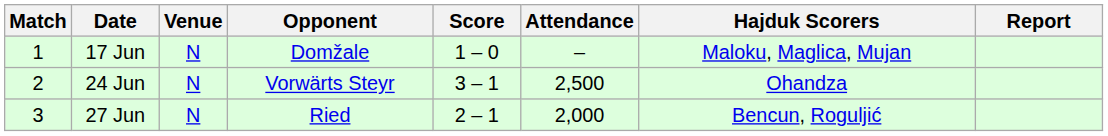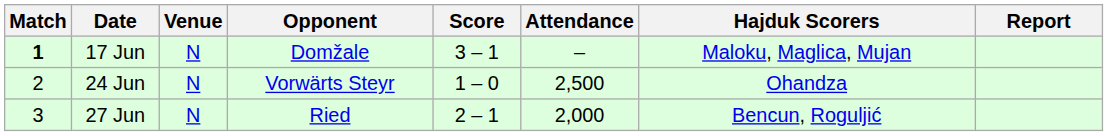(38, 52) normal -> (38, 52) bold
(477, 52) 1 – 0 -> (477, 52) 3 – 1
(477, 84) 3 – 1 -> (477, 84) 1 – 0
